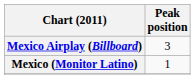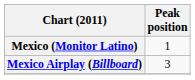rows swapped: (75, 45) <-> (75, 64)
